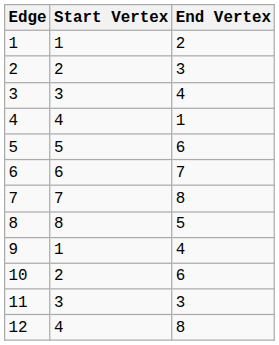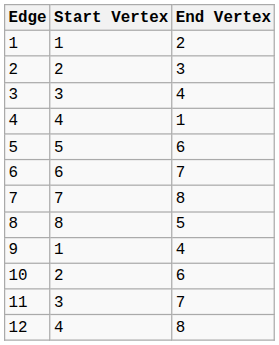(181, 302) 3 -> (181, 302) 7
